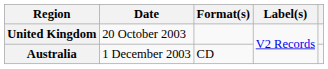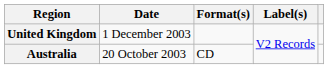(144, 34) 20 October 2003 -> (146, 34) 1 December 2003
(146, 53) 1 December 2003 -> (144, 53) 20 October 2003
